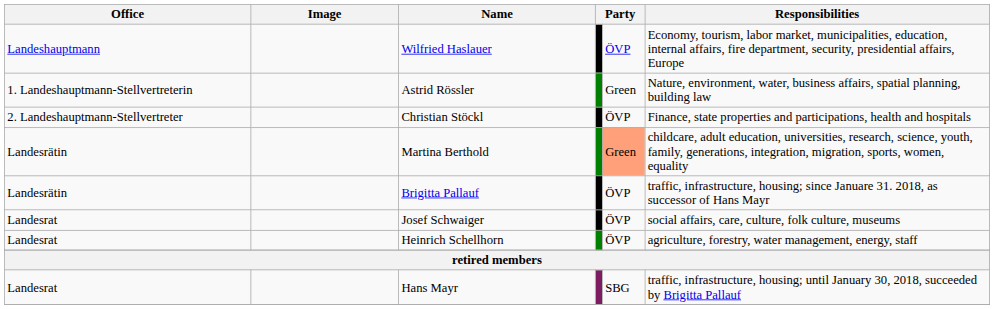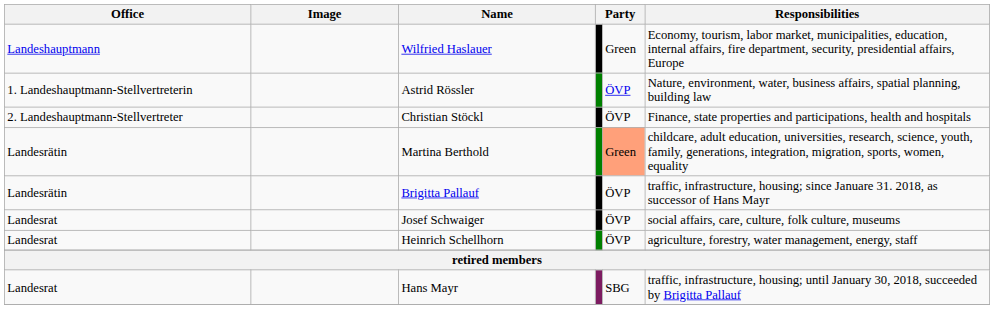(618, 48) ÖVP -> (621, 48) Green
(621, 90) Green -> (618, 90) ÖVP
